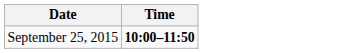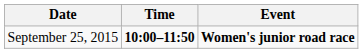+ column: (278, 15)
